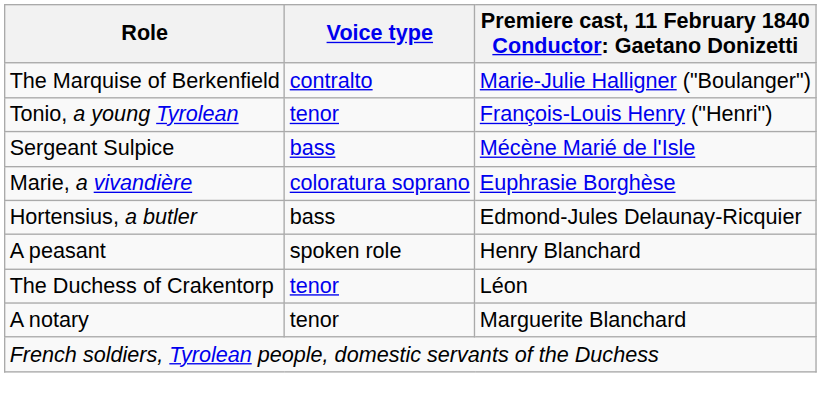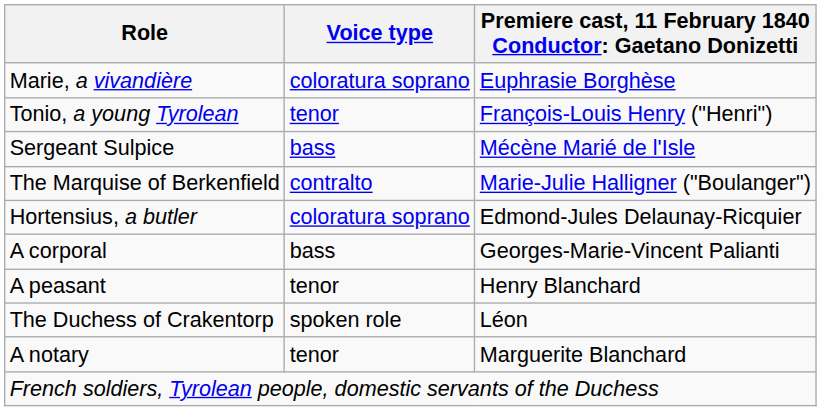rows swapped: (101, 182) <-> (145, 80)
(313, 217) bass -> (380, 217) coloratura soprano
+ row: (58, 251)
(346, 251) spoken role -> (314, 285) tenor
(314, 285) tenor -> (346, 319) spoken role
